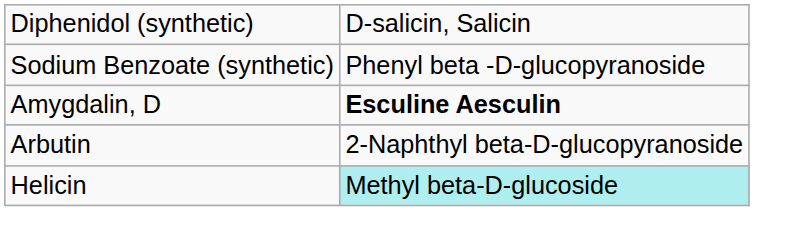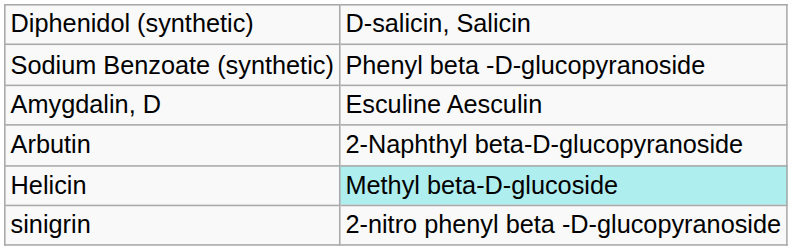(453, 104) bold -> (444, 104) normal
+ row: (51, 225)
